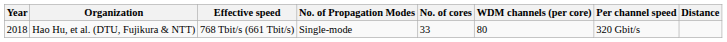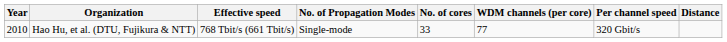(17, 29) 2018 -> (17, 29) 2010
(482, 29) 80 -> (482, 29) 77
